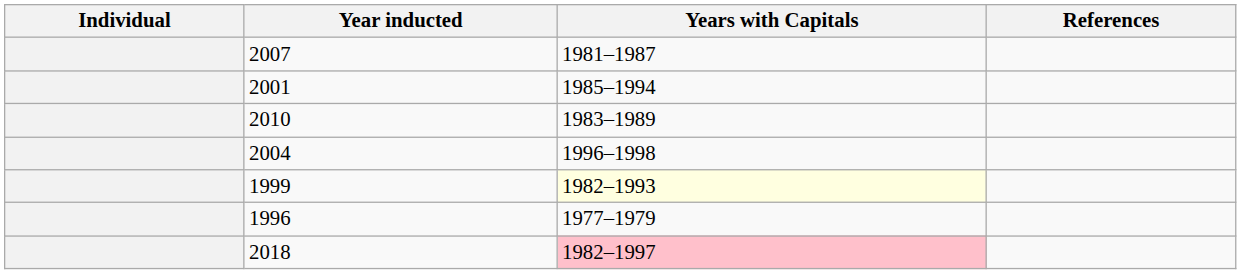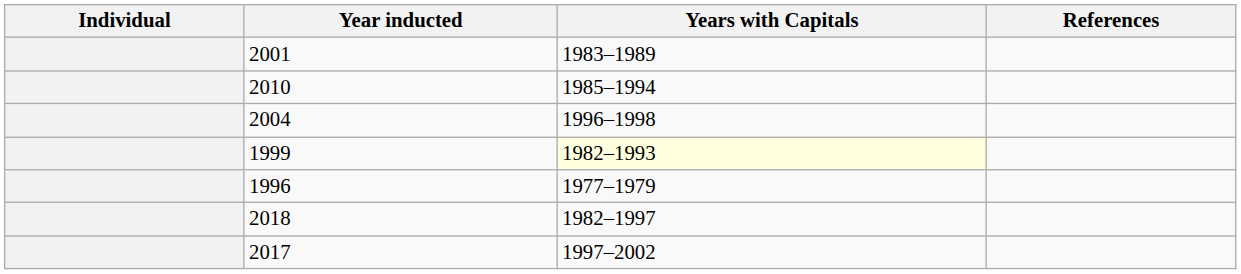- row: (270, 53)
(609, 86) 1985–1994 -> (609, 53) 1983–1989
(609, 119) 1983–1989 -> (609, 86) 1985–1994
(609, 251) pink background -> (609, 218) no background
+ row: (270, 251)
